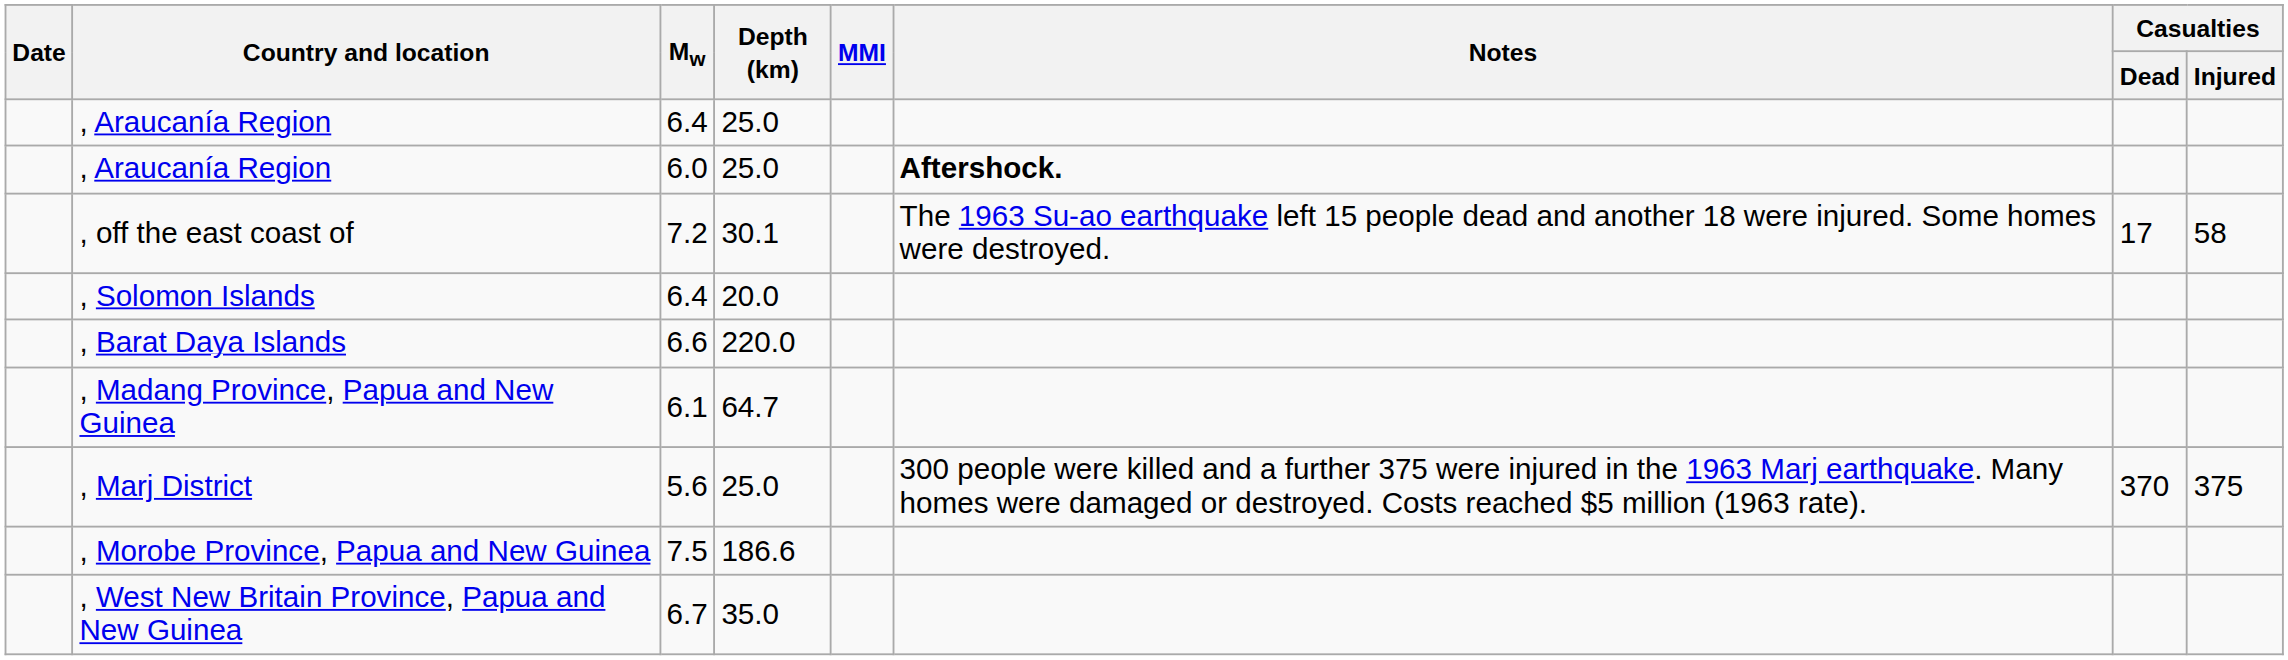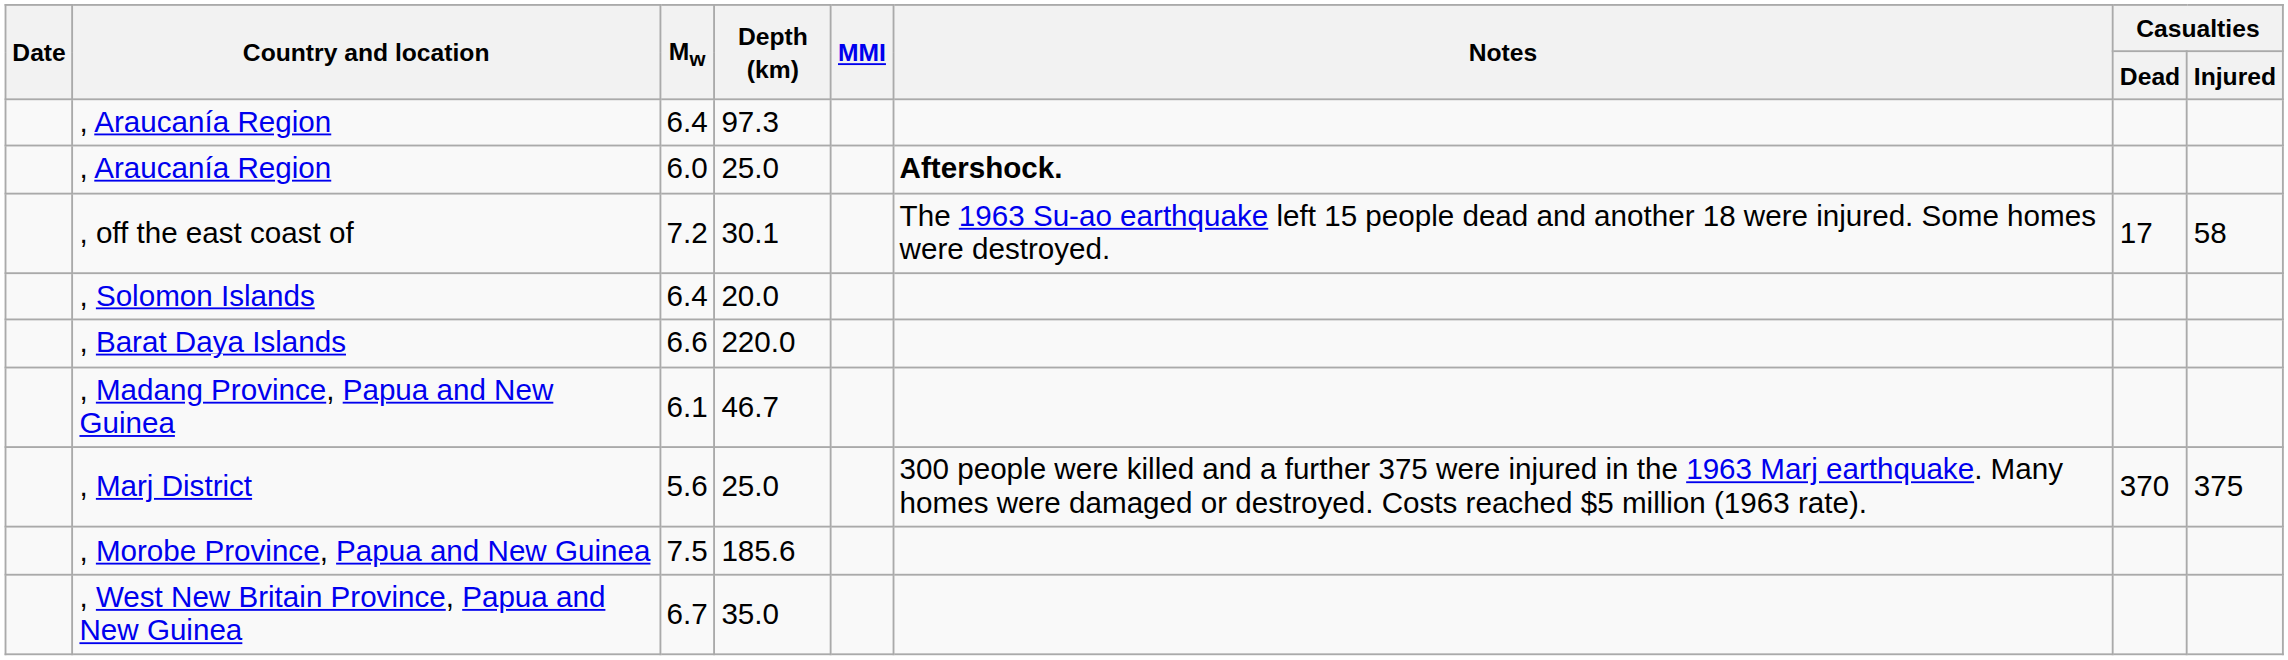(750, 121) 25.0 -> (750, 121) 97.3
(750, 406) 64.7 -> (750, 406) 46.7
(758, 550) 186.6 -> (758, 550) 185.6
